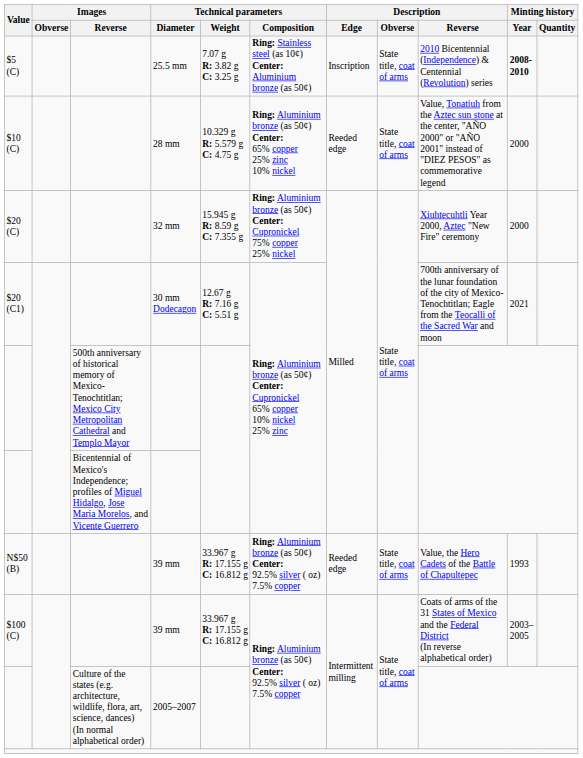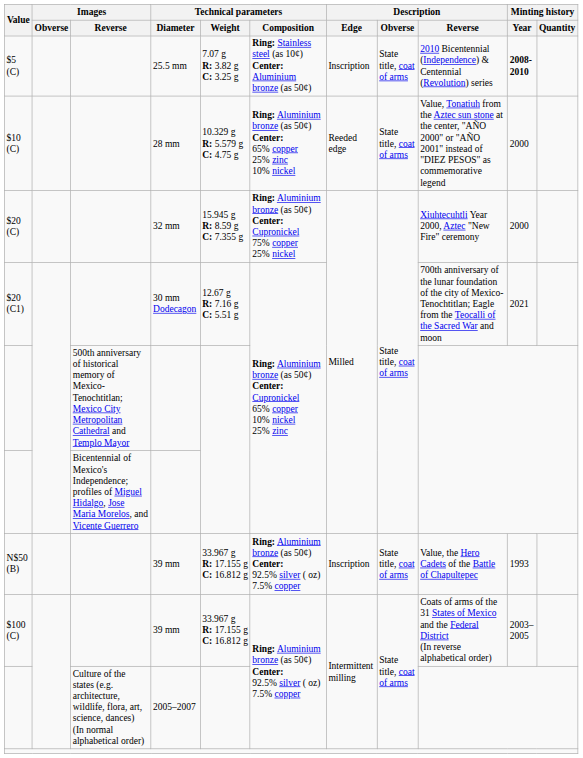(343, 564) Reeded edge -> (349, 564) Inscription
